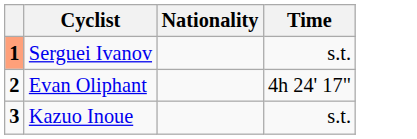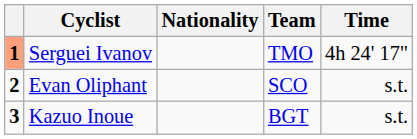+ column: (292, 20)
(339, 52) s.t. -> (367, 52) 4h 24' 17"
(309, 85) 4h 24' 17" -> (396, 85) s.t.
